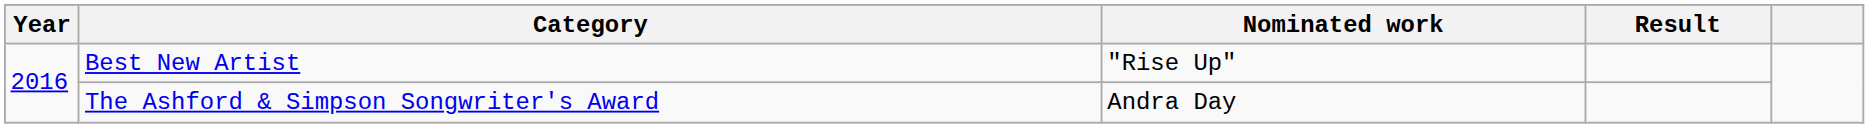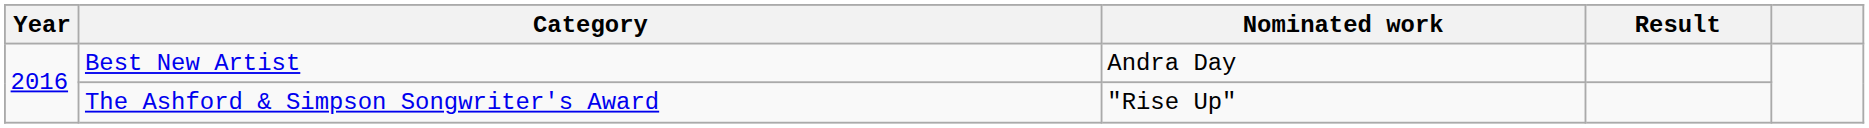(1172, 63) "Rise Up" -> (1172, 63) Andra Day
(1172, 102) Andra Day -> (1172, 102) "Rise Up"
